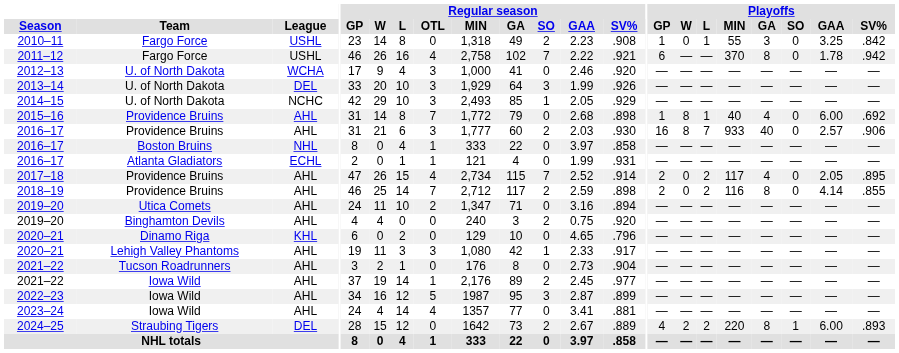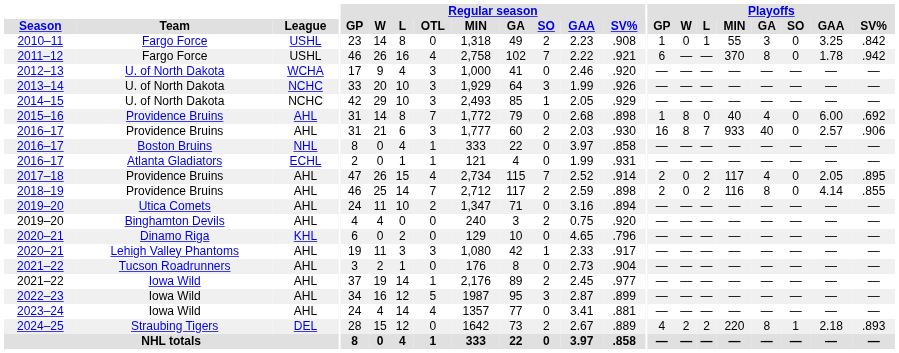(305, 86) DEL -> (305, 86) NCHC
(707, 116) 1 -> (707, 116) 0
(831, 326) 6.00 -> (831, 326) 2.18
